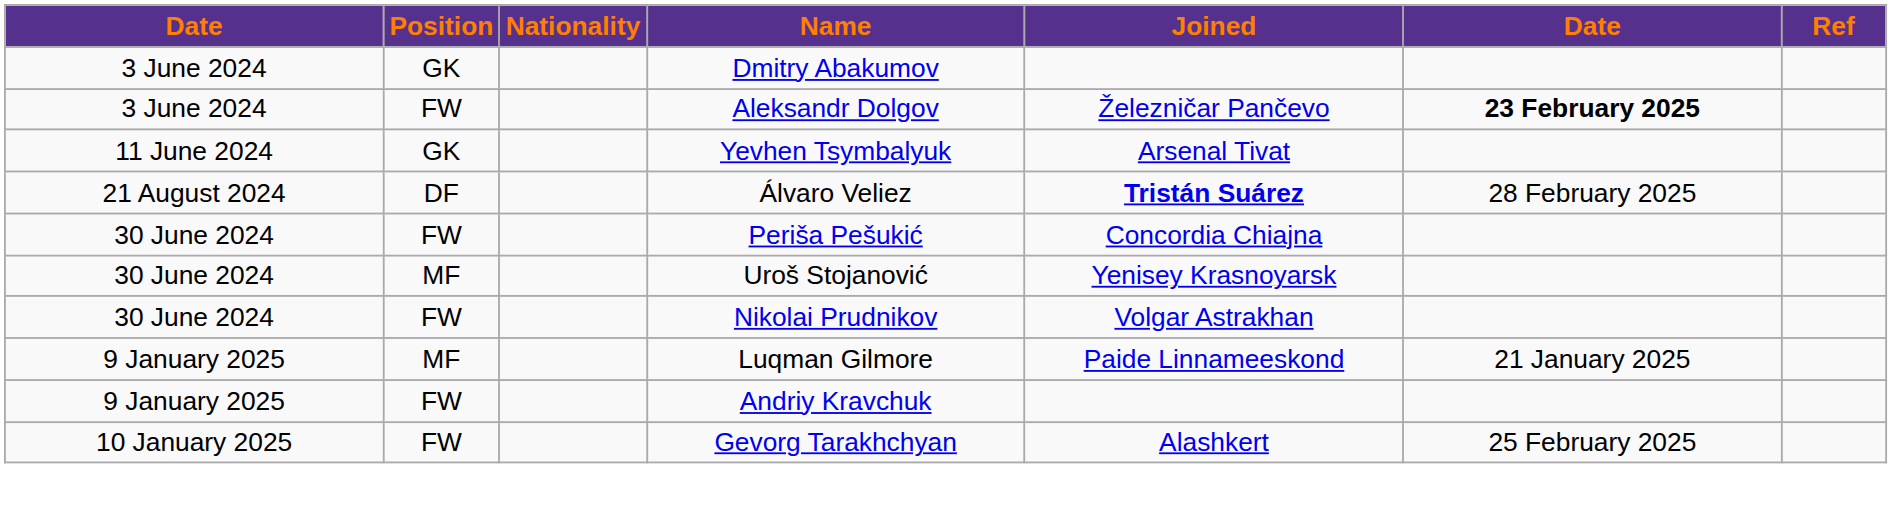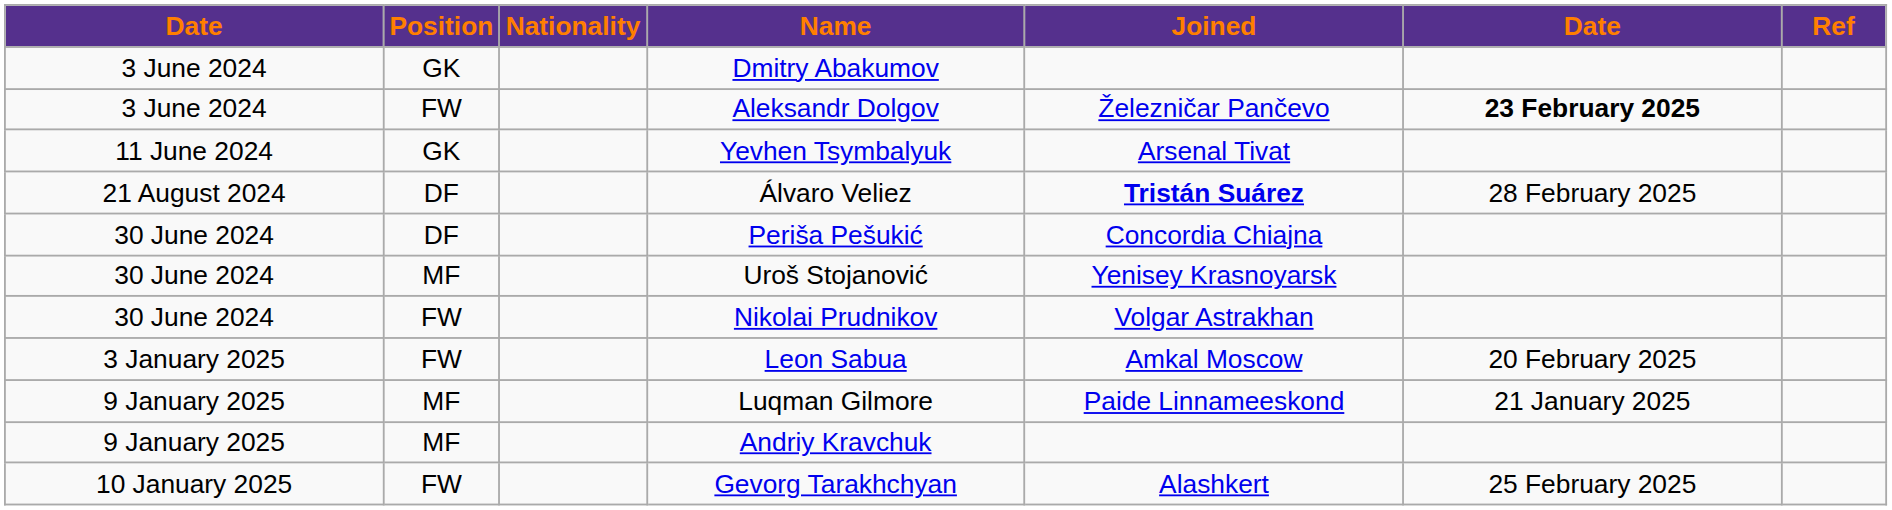(441, 234) FW -> (441, 234) DF
+ row: (836, 359)
(441, 401) FW -> (441, 442) MF
